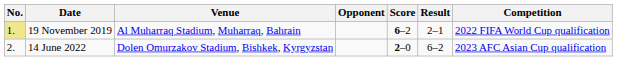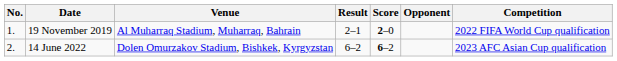columns swapped: (361, 13) <-> (435, 13)
(11, 30) khaki background -> (11, 30) no background
(403, 30) 6–2 -> (386, 30) 2–0
(403, 47) 2–0 -> (386, 47) 6–2
